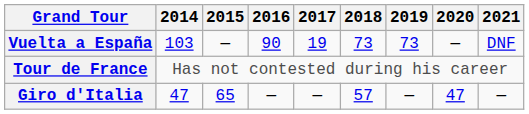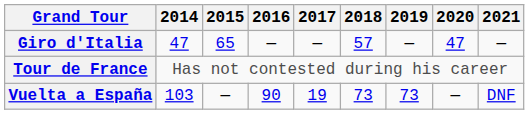rows swapped: (80, 96) <-> (80, 44)
